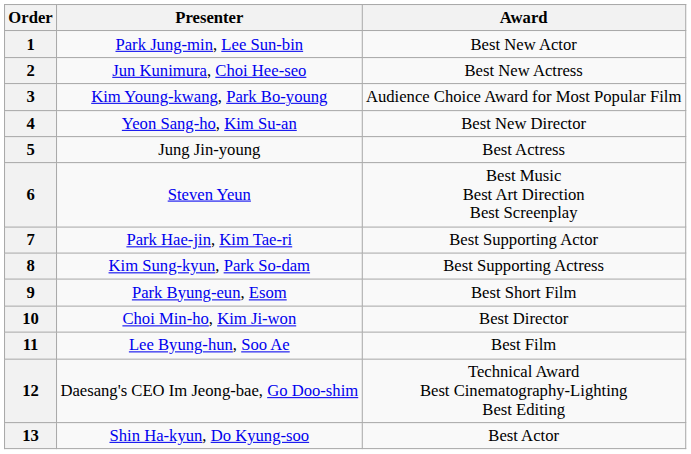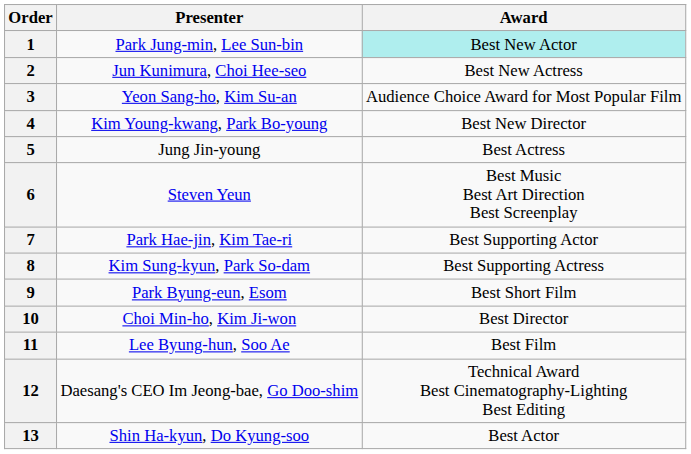(524, 44) no background -> (524, 44) paleturquoise background
(209, 96) Kim Young-kwang, Park Bo-young -> (209, 96) Yeon Sang-ho, Kim Su-an
(209, 123) Yeon Sang-ho, Kim Su-an -> (209, 123) Kim Young-kwang, Park Bo-young
